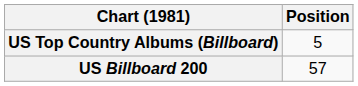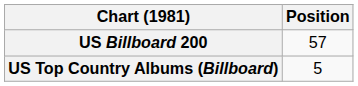rows swapped: (143, 68) <-> (143, 42)
